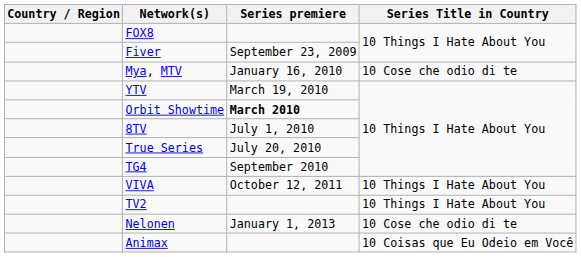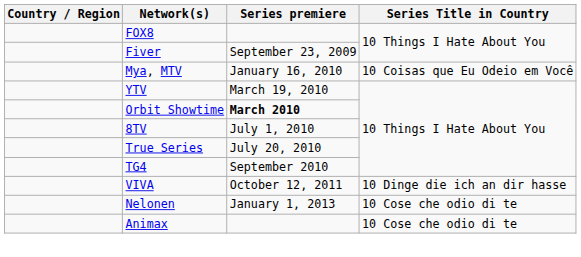(440, 71) 10 Cose che odio di te -> (468, 71) 10 Coisas que Eu Odeio em Você
(454, 186) 10 Things I Hate About You -> (464, 186) 10 Dinge die ich an dir hasse
- row: (136, 205)
(468, 243) 10 Coisas que Eu Odeio em Você -> (440, 224) 10 Cose che odio di te
